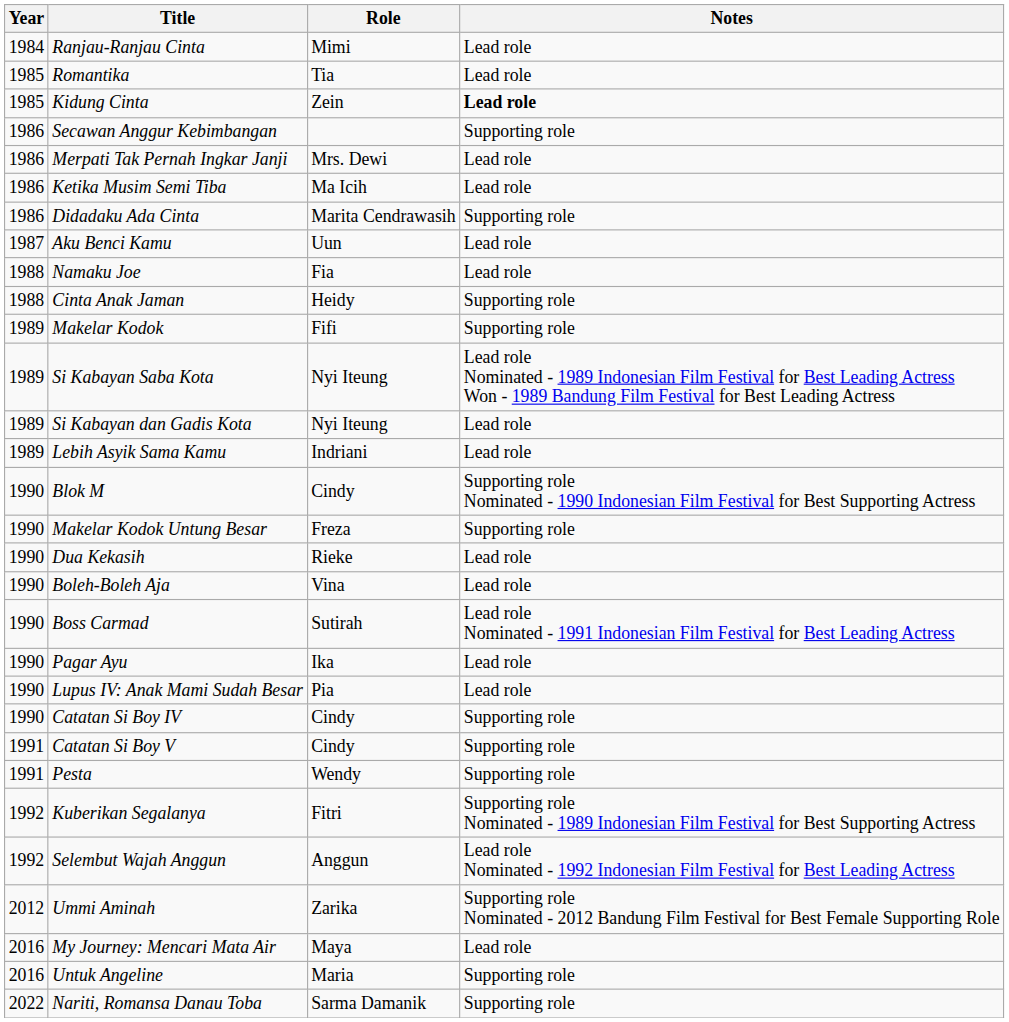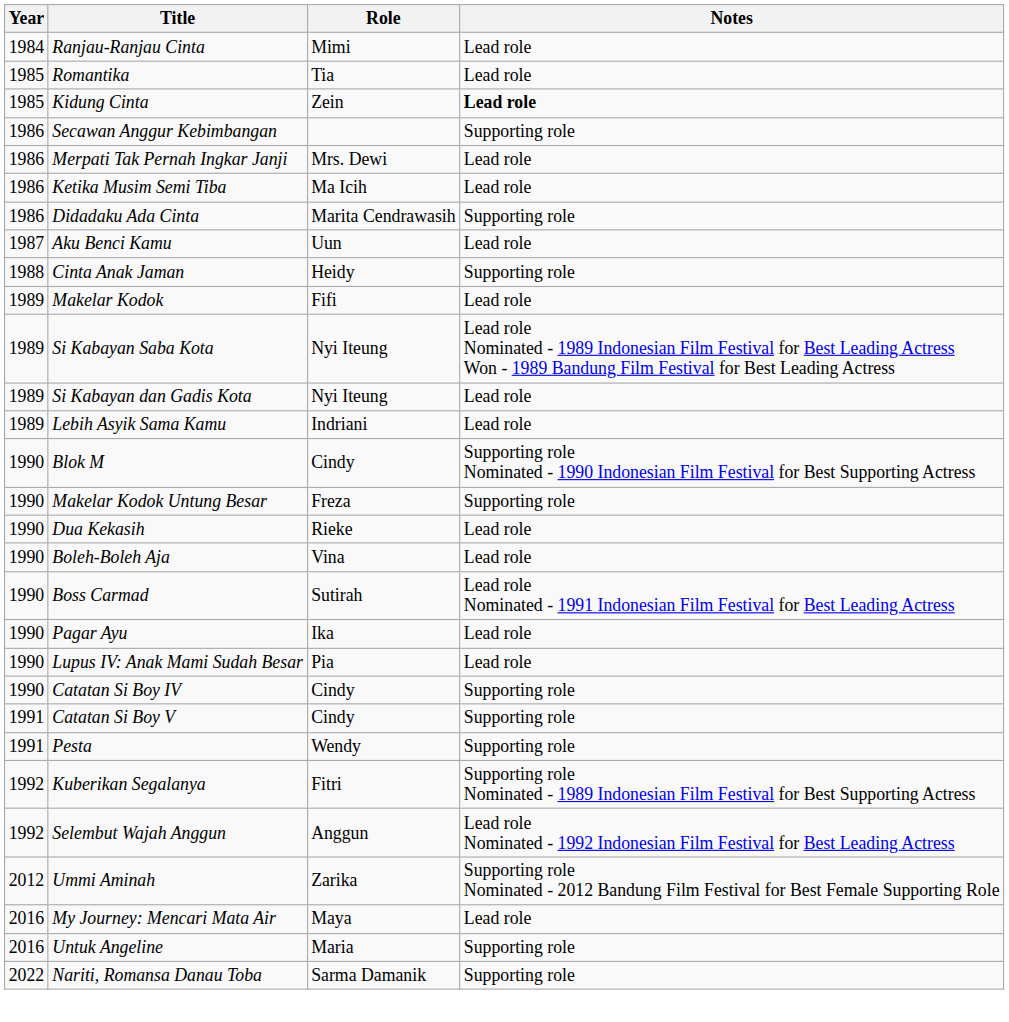- row: (96, 272)
(519, 328) Supporting role -> (498, 300) Lead role
